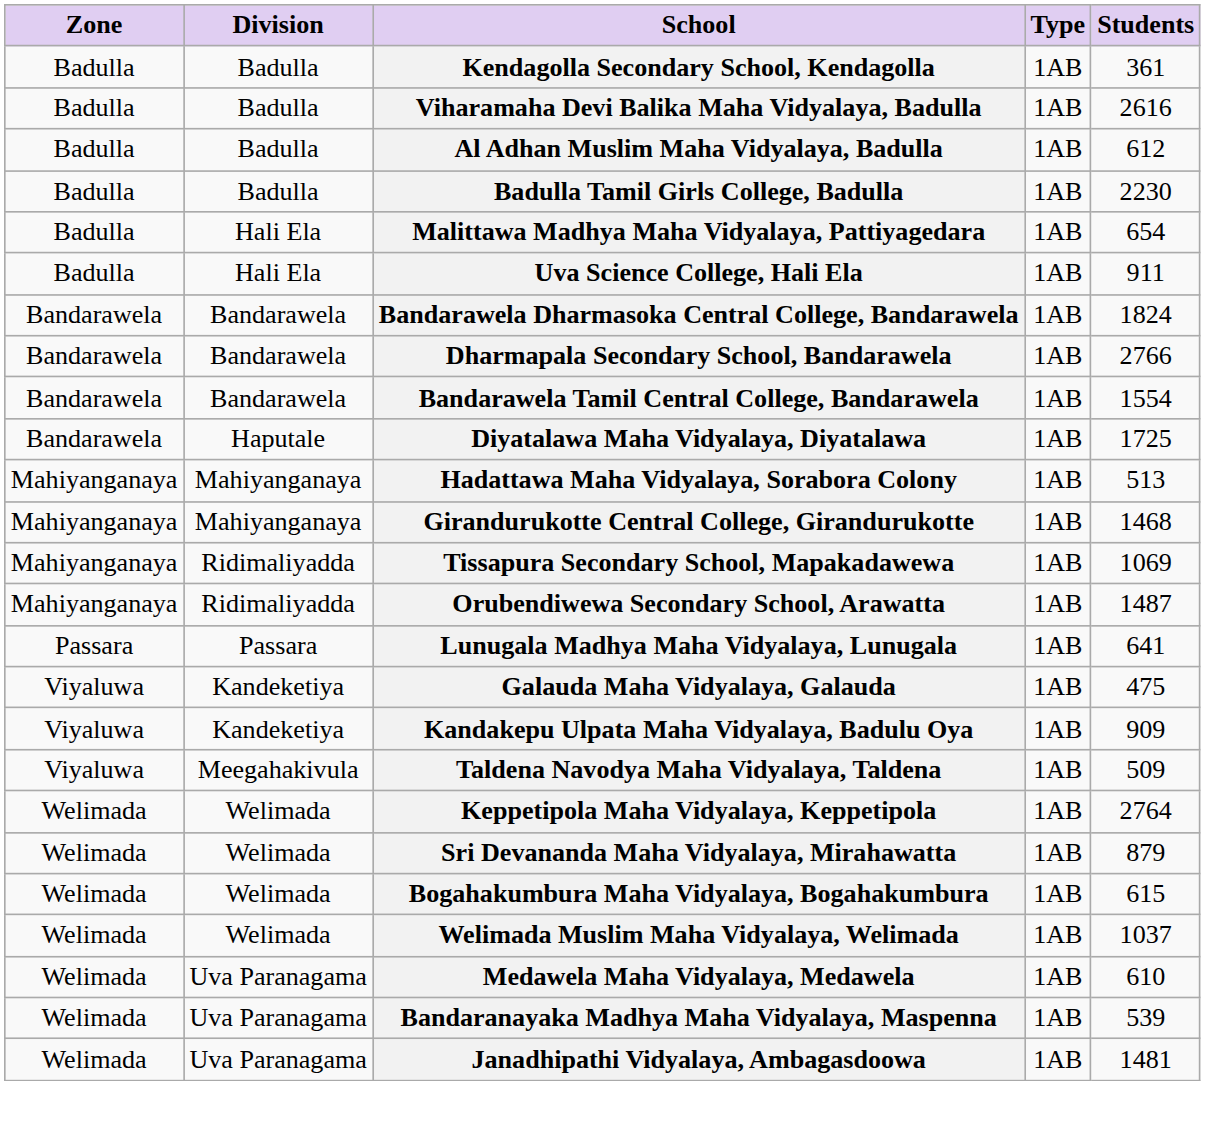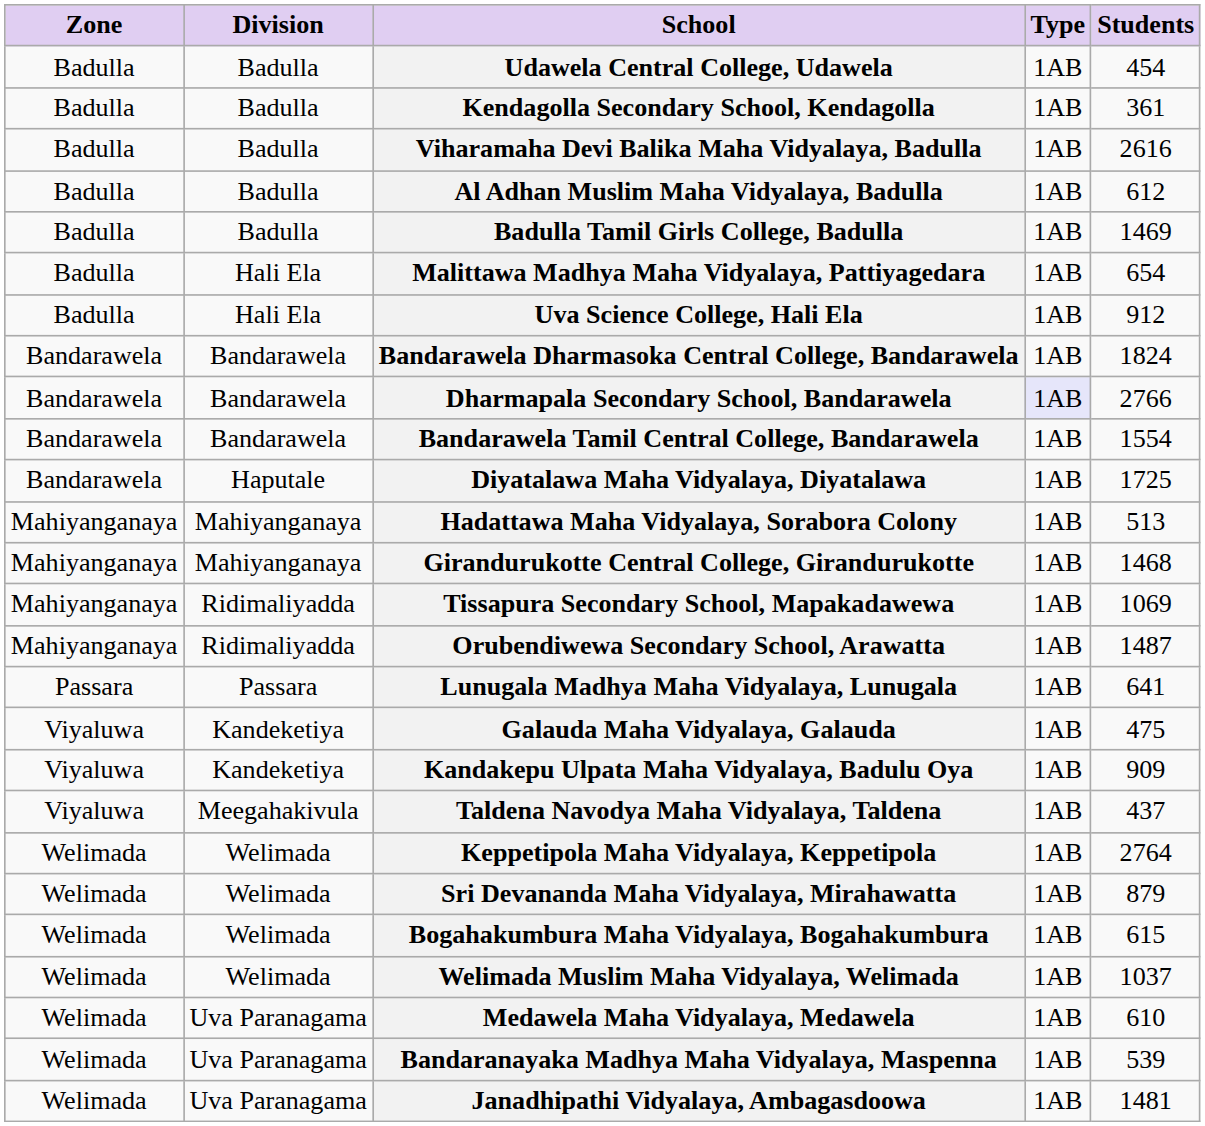+ row: (699, 66)
(1146, 190) 2230 -> (1146, 231) 1469
(1146, 273) 911 -> (1146, 314) 912
(1058, 356) no background -> (1058, 397) lavender background
(1146, 769) 509 -> (1146, 811) 437
